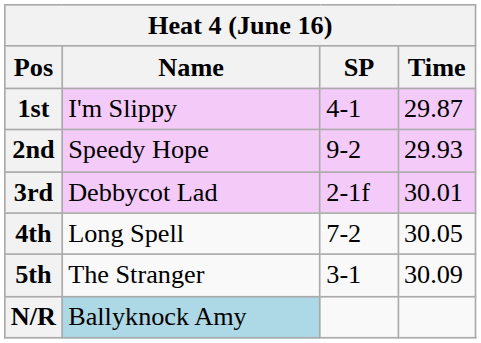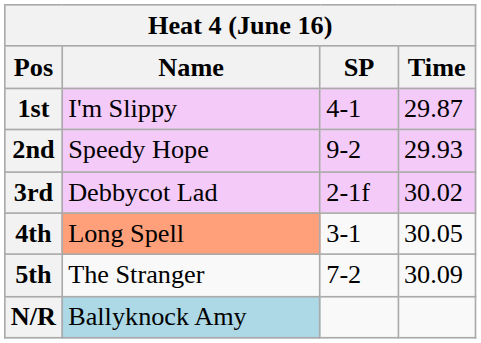(433, 191) 30.01 -> (433, 191) 30.02
(126, 233) no background -> (126, 233) lightsalmon background
(344, 233) 7-2 -> (344, 233) 3-1
(344, 274) 3-1 -> (344, 274) 7-2
